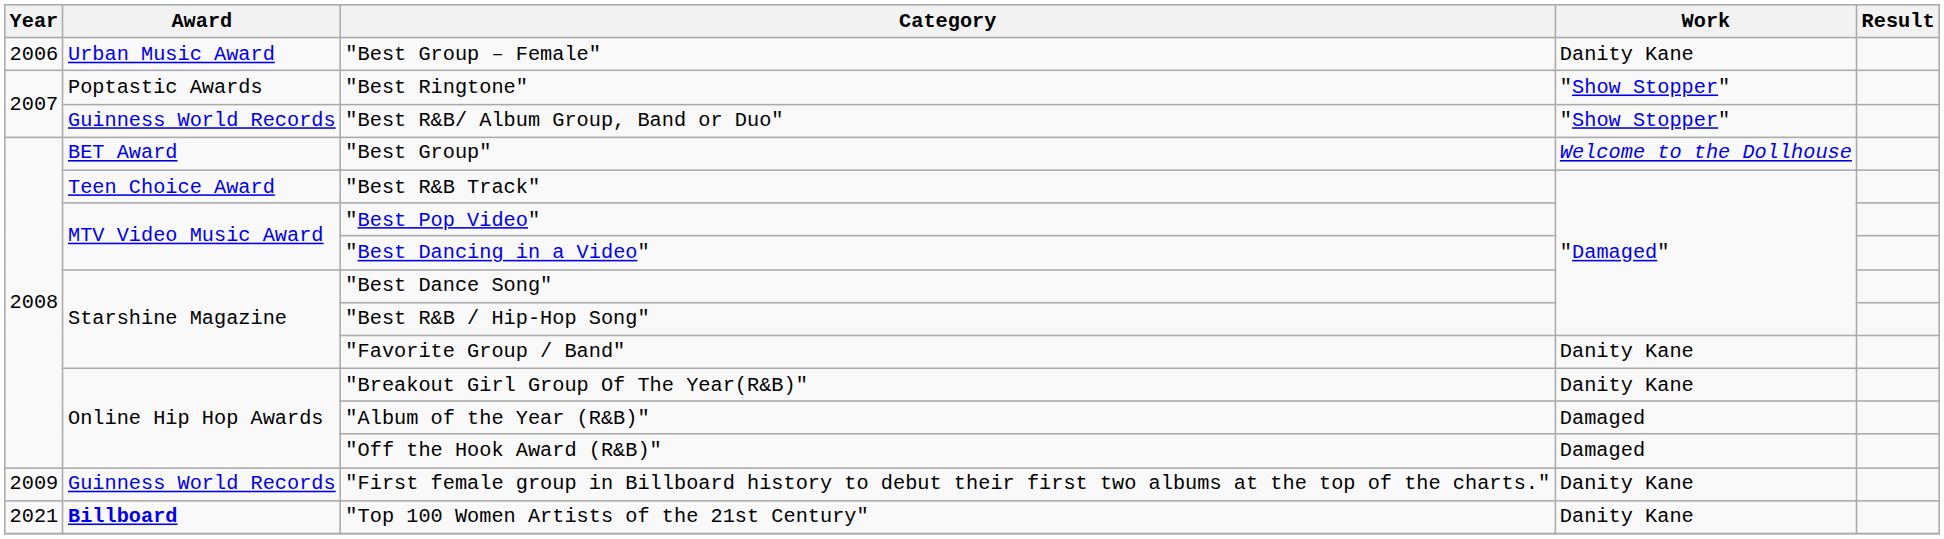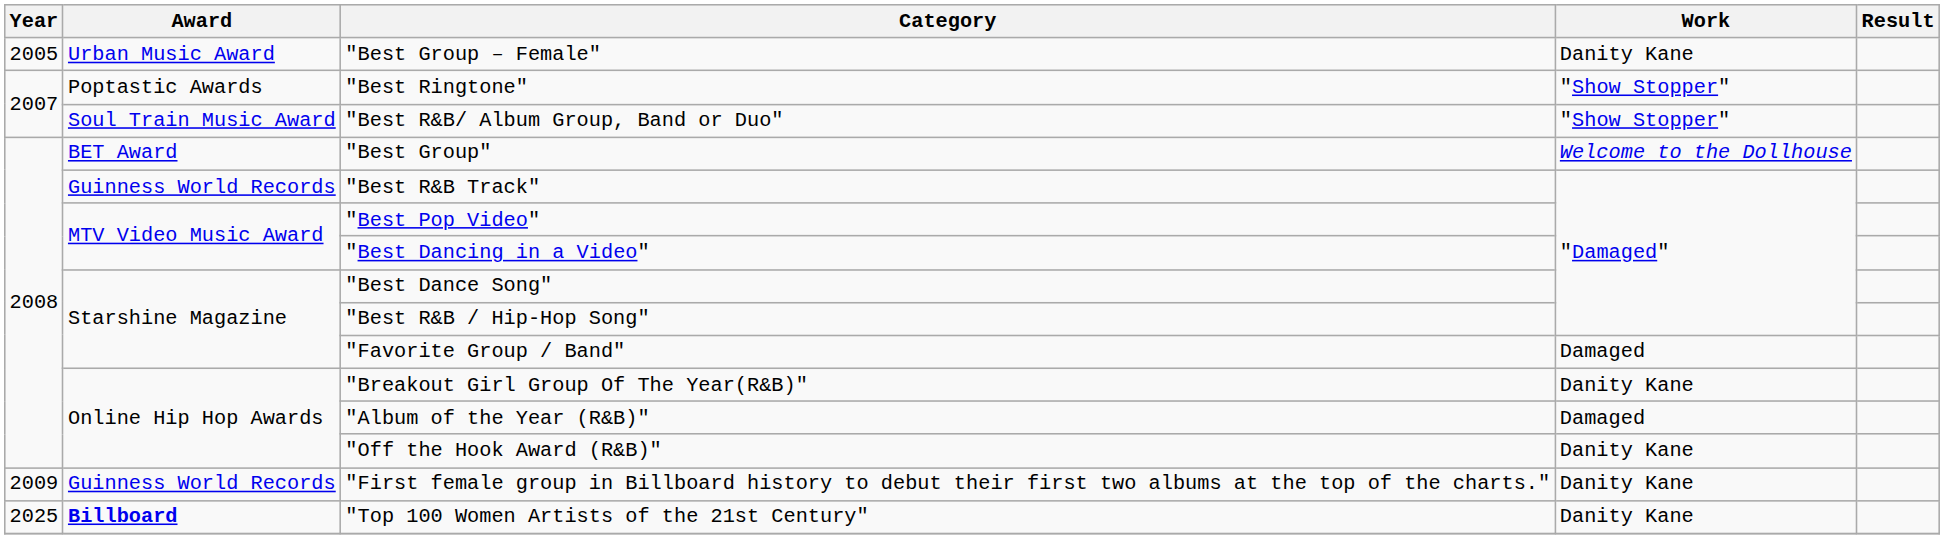(34, 54) 2006 -> (34, 54) 2005
(202, 120) Guinness World Records -> (202, 120) Soul Train Music Award
(171, 187) Teen Choice Award -> (202, 187) Guinness World Records
(1627, 352) Danity Kane -> (1602, 352) Damaged
(1602, 451) Damaged -> (1627, 451) Danity Kane
(34, 517) 2021 -> (34, 517) 2025
